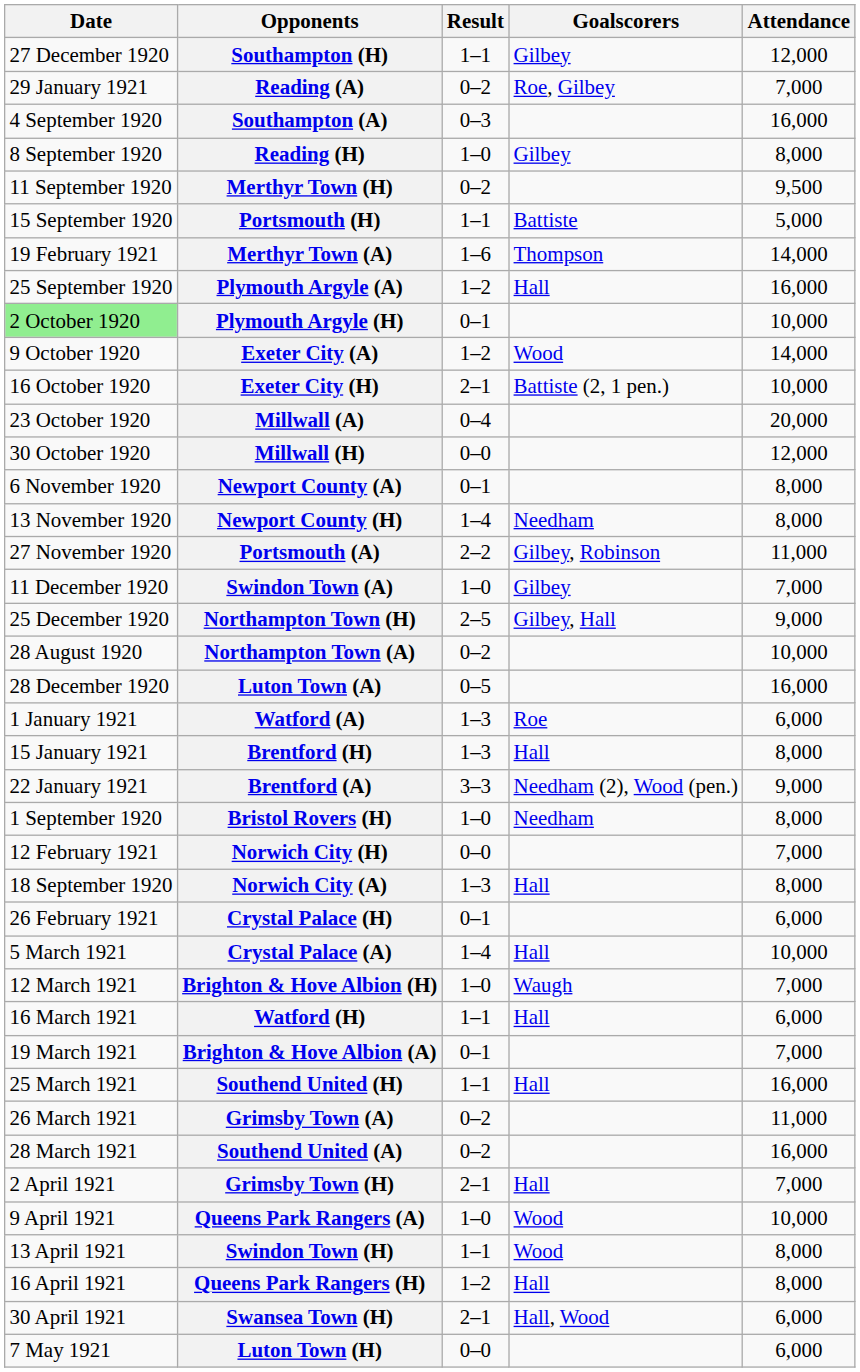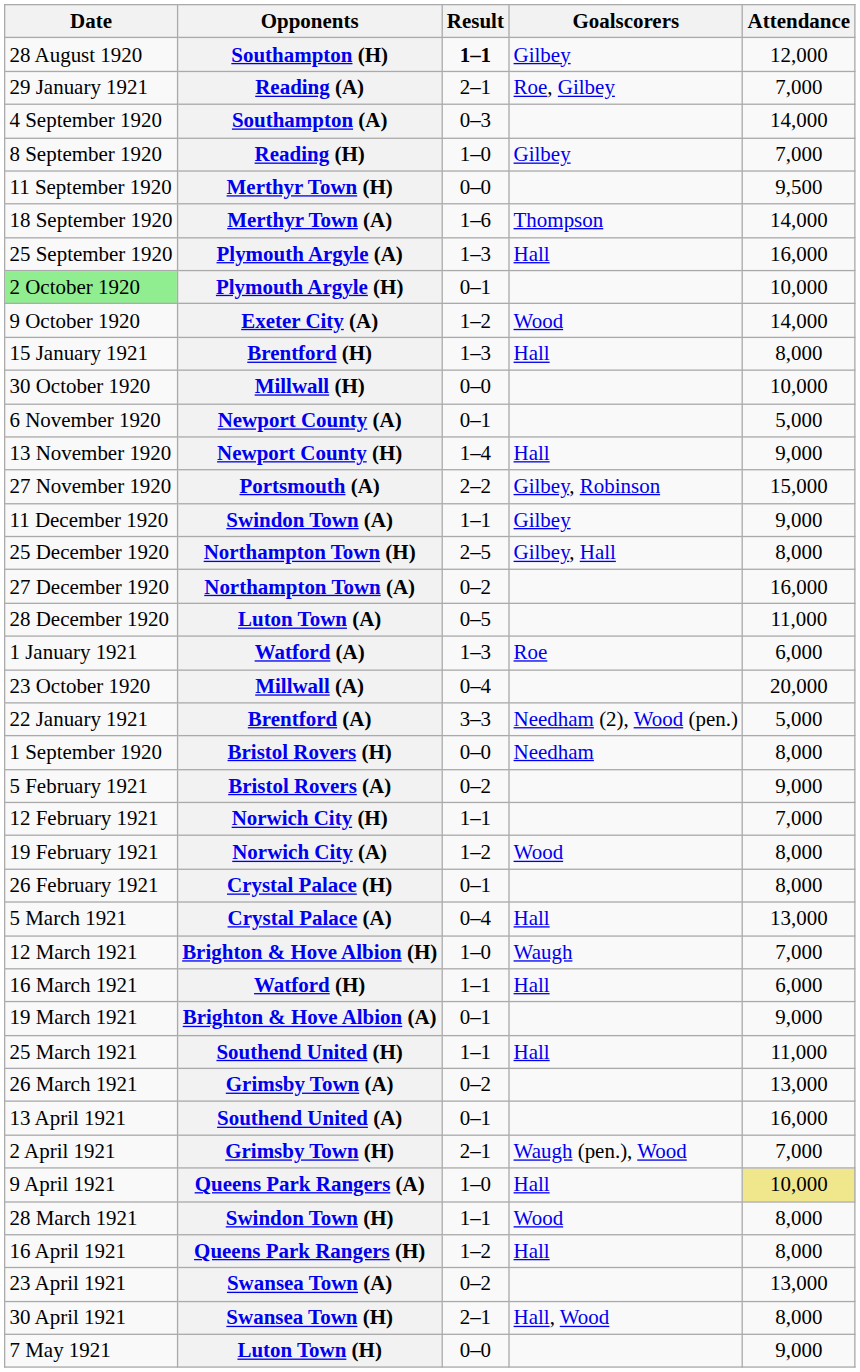(89, 54) 27 December 1920 -> (76, 54) 28 August 1920
(475, 54) normal -> (475, 54) bold
(475, 87) 0–2 -> (475, 87) 2–1
(799, 120) 16,000 -> (799, 120) 14,000
(799, 154) 8,000 -> (799, 154) 7,000
(475, 187) 0–2 -> (475, 187) 0–0
- row: (310, 220)
(84, 253) 19 February 1921 -> (91, 220) 18 September 1920
(475, 287) 1–2 -> (475, 253) 1–3
- row: (310, 386)
rows swapped: (310, 420) <-> (310, 752)
(799, 453) 12,000 -> (799, 386) 10,000
(799, 486) 8,000 -> (799, 420) 5,000
(554, 519) Needham -> (532, 453) Hall
(799, 519) 8,000 -> (799, 453) 9,000
(799, 552) 11,000 -> (799, 486) 15,000
(475, 586) 1–0 -> (475, 519) 1–1
(799, 586) 7,000 -> (799, 519) 9,000
(799, 619) 9,000 -> (799, 552) 8,000
(76, 652) 28 August 1920 -> (89, 586) 27 December 1920
(799, 652) 10,000 -> (799, 586) 16,000
(799, 685) 16,000 -> (799, 619) 11,000
(799, 785) 9,000 -> (799, 719) 5,000
(475, 818) 1–0 -> (475, 752) 0–0
+ row: (310, 785)
(475, 852) 0–0 -> (475, 818) 1–1
(91, 885) 18 September 1920 -> (84, 852) 19 February 1921
(475, 885) 1–3 -> (475, 852) 1–2
(532, 885) Hall -> (538, 852) Wood
(799, 918) 6,000 -> (799, 885) 8,000
(475, 951) 1–4 -> (475, 918) 0–4
(799, 951) 10,000 -> (799, 918) 13,000
(799, 1051) 7,000 -> (799, 1018) 9,000
(799, 1084) 16,000 -> (799, 1051) 11,000
(799, 1118) 11,000 -> (799, 1084) 13,000
(74, 1151) 28 March 1921 -> (68, 1118) 13 April 1921
(475, 1151) 0–2 -> (475, 1118) 0–1
(532, 1184) Hall -> (600, 1151) Waugh (pen.), Wood
(538, 1217) Wood -> (532, 1184) Hall
(799, 1217) no background -> (799, 1184) khaki background
(68, 1251) 13 April 1921 -> (74, 1217) 28 March 1921
+ row: (310, 1284)
(799, 1317) 6,000 -> (799, 1317) 8,000
(799, 1350) 6,000 -> (799, 1350) 9,000
